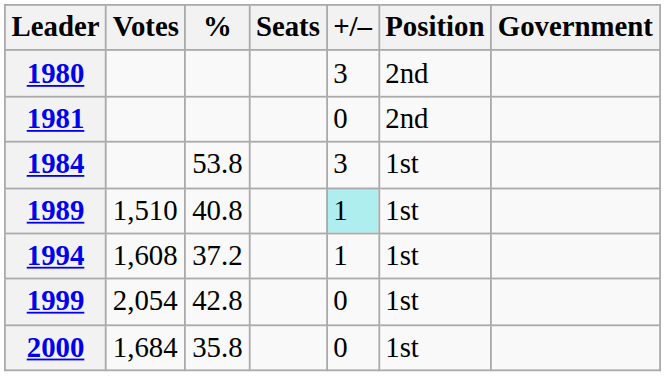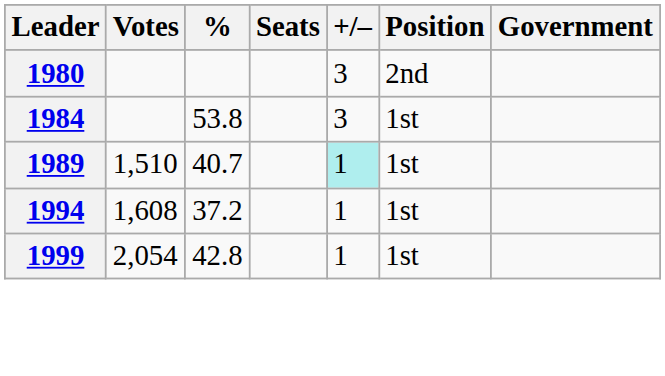- row: (56, 118)
(217, 210) 40.8 -> (217, 164) 40.7
(340, 301) 0 -> (340, 255) 1
- row: (56, 347)
